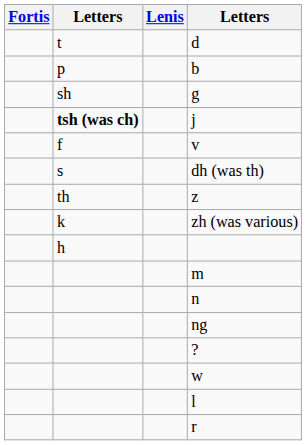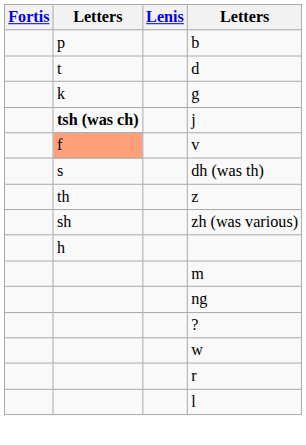rows swapped: (195, 68) <-> (195, 42)
(64, 94) sh -> (61, 94) k
(60, 145) no background -> (60, 145) lightsalmon background
(61, 222) k -> (64, 222) sh
- row: (195, 299)
rows swapped: (194, 427) <-> (194, 401)
